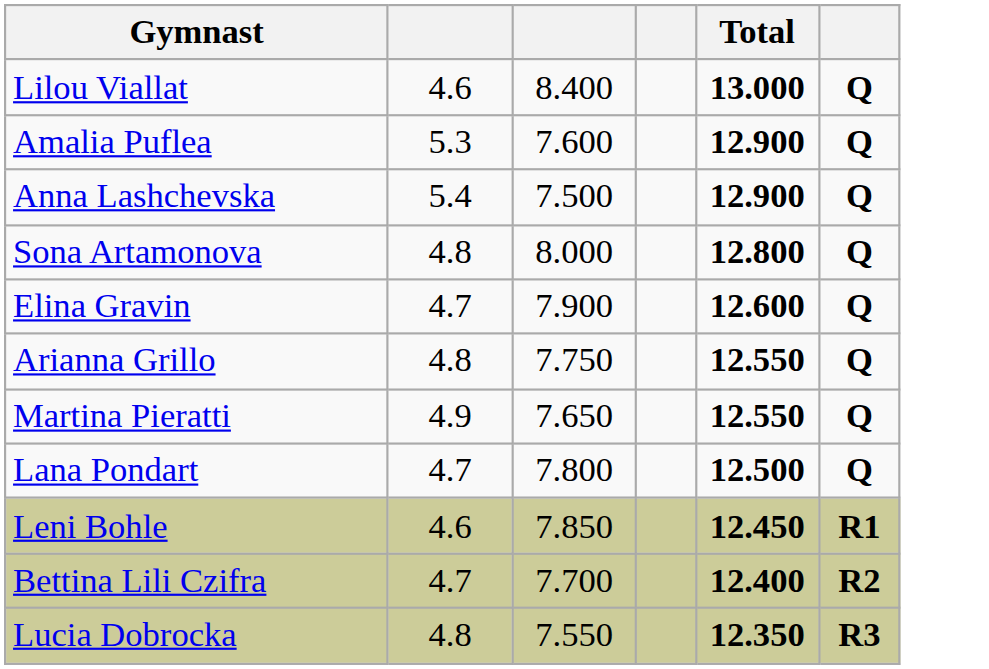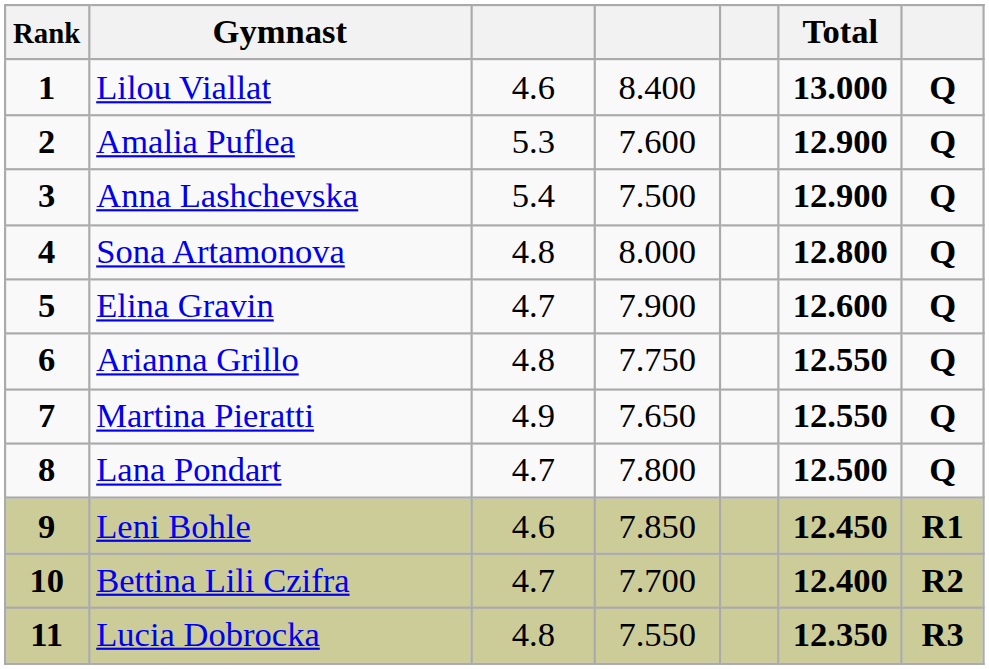+ column: (47, 34)
